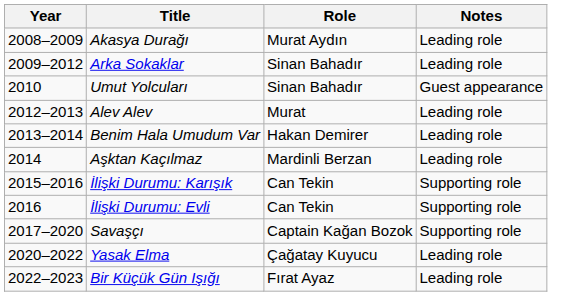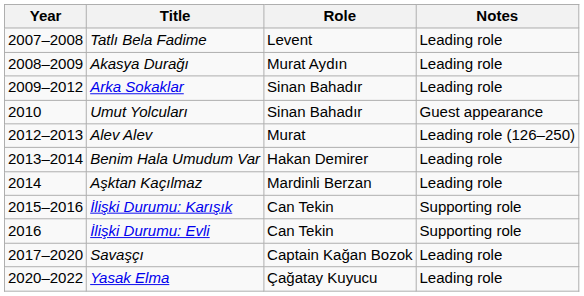+ row: (148, 40)
(461, 111) Leading role -> (497, 135) Leading role (126–250)
(470, 231) Supporting role -> (461, 254) Leading role
- row: (155, 278)
